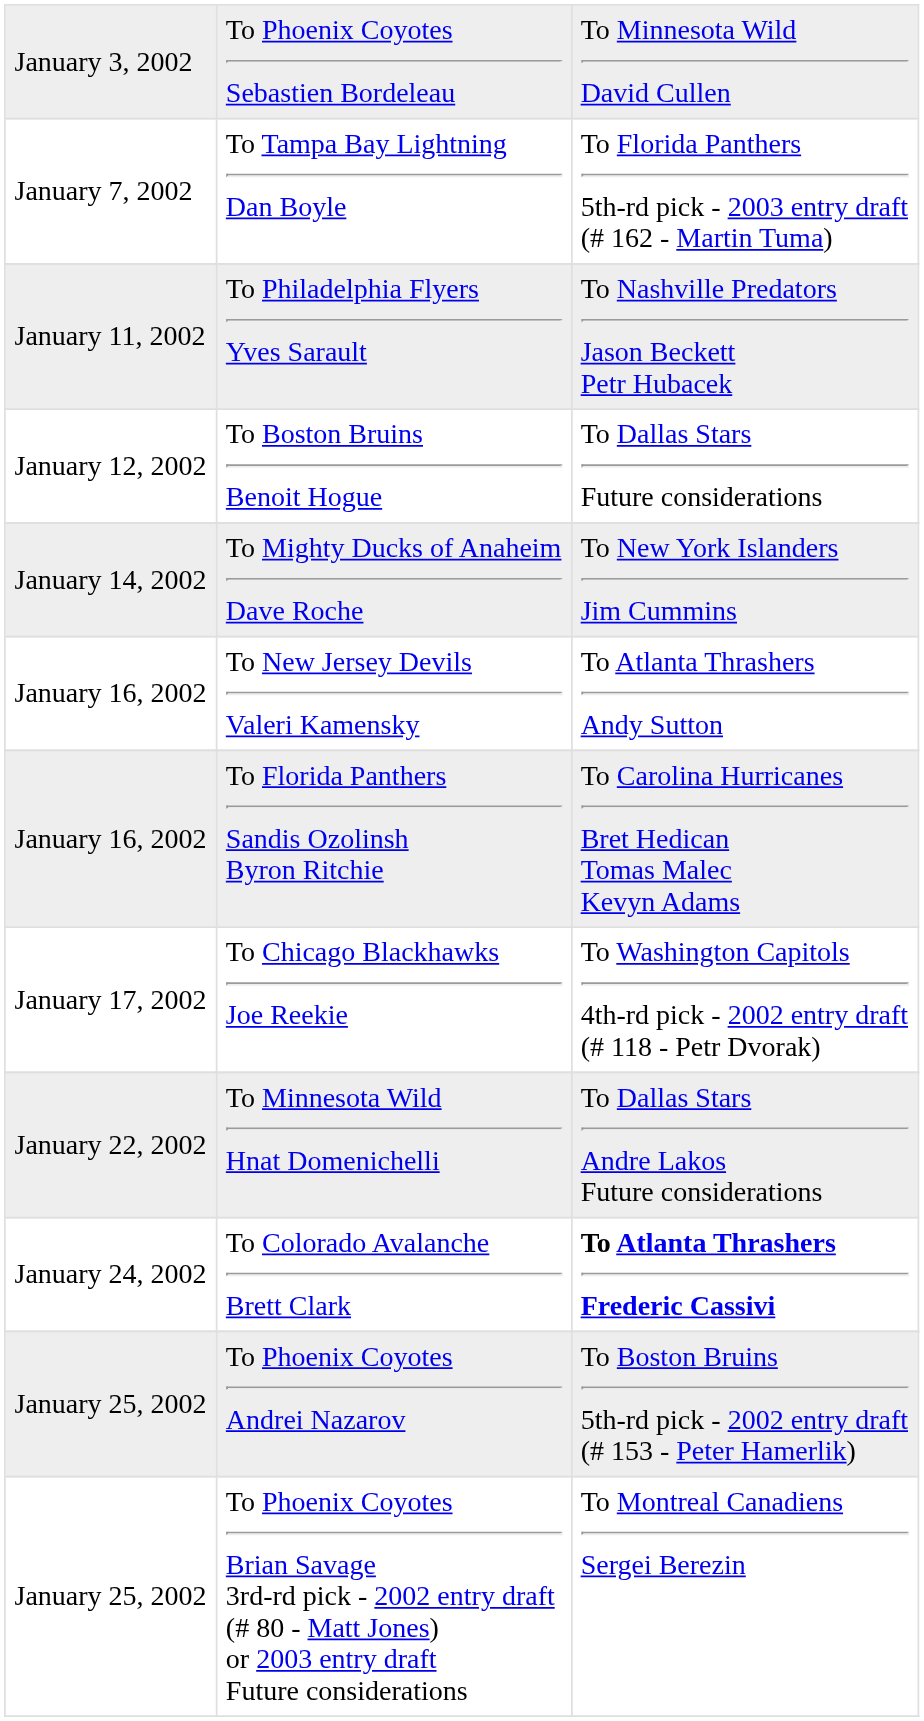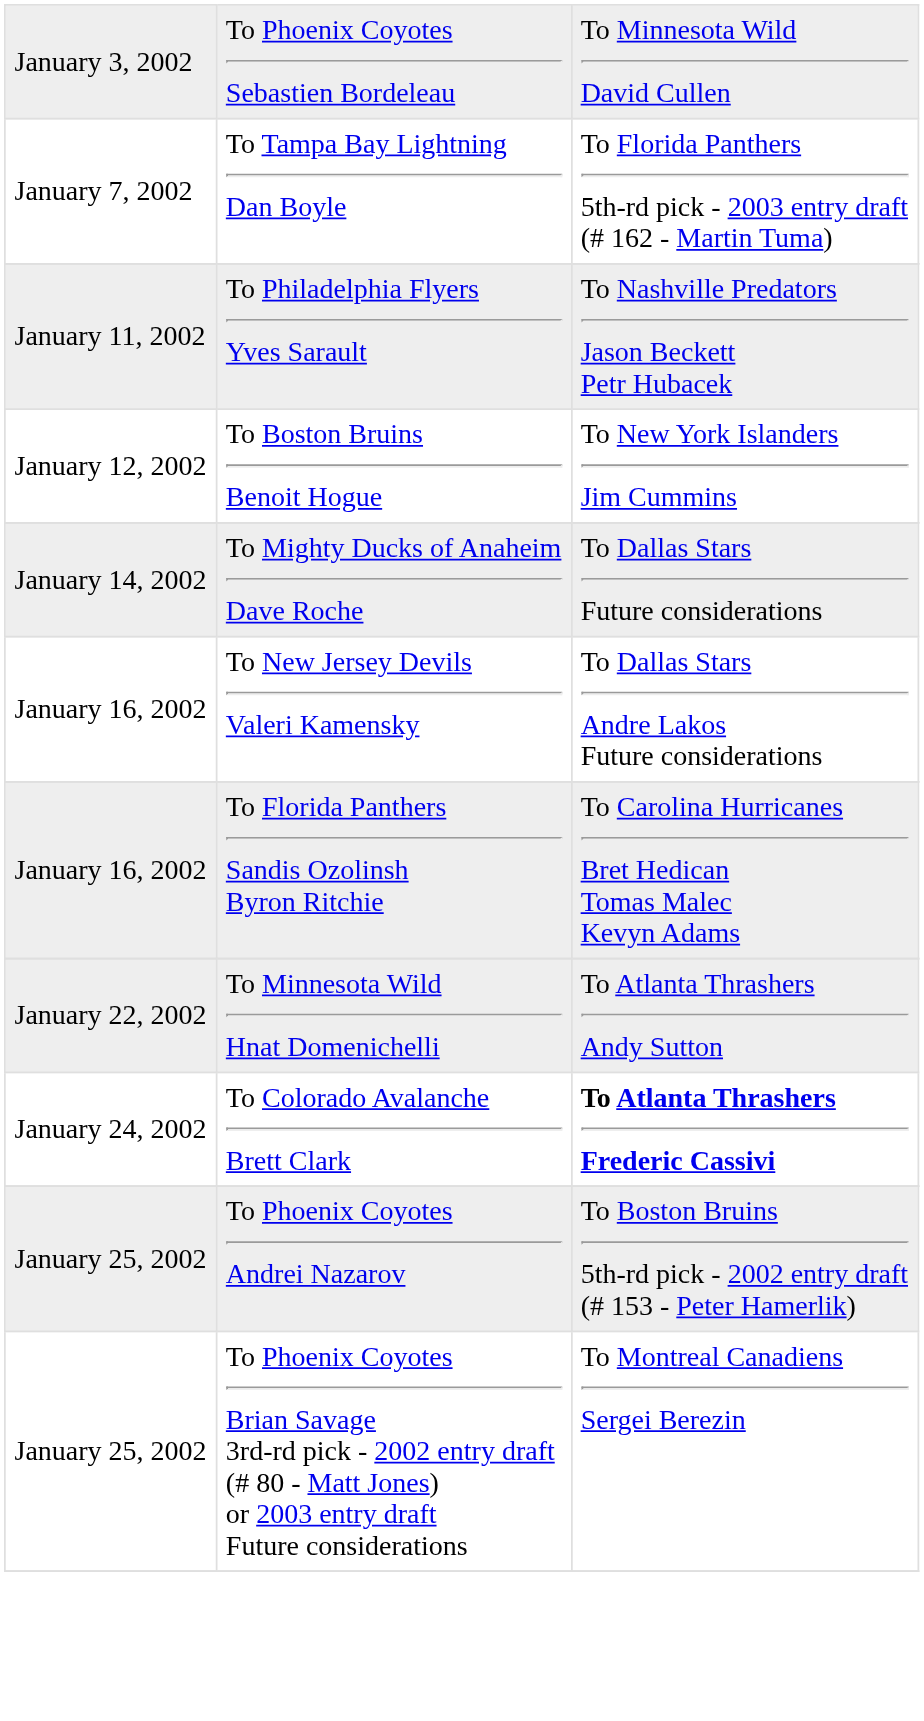(744, 465) To Dallas Stars Future considerations -> (744, 465) To New York Islanders Jim Cummins
(744, 579) To New York Islanders Jim Cummins -> (744, 579) To Dallas Stars Future considerations
(744, 693) To Atlanta Thrashers Andy Sutton -> (744, 708) To Dallas Stars Andre Lakos Future considerations
- row: (394, 983)
(744, 1144) To Dallas Stars Andre Lakos Future considerations -> (744, 1015) To Atlanta Thrashers Andy Sutton
